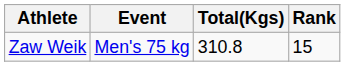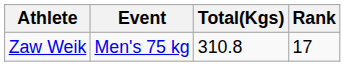(302, 46) 15 -> (302, 46) 17
